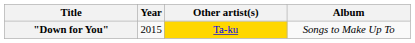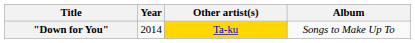(151, 30) 2015 -> (151, 30) 2014
